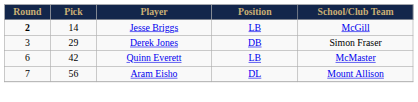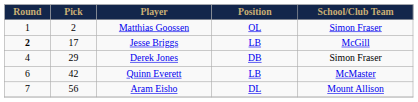+ row: (154, 27)
(73, 27) 14 -> (73, 43) 17
(27, 43) 3 -> (27, 58) 4
